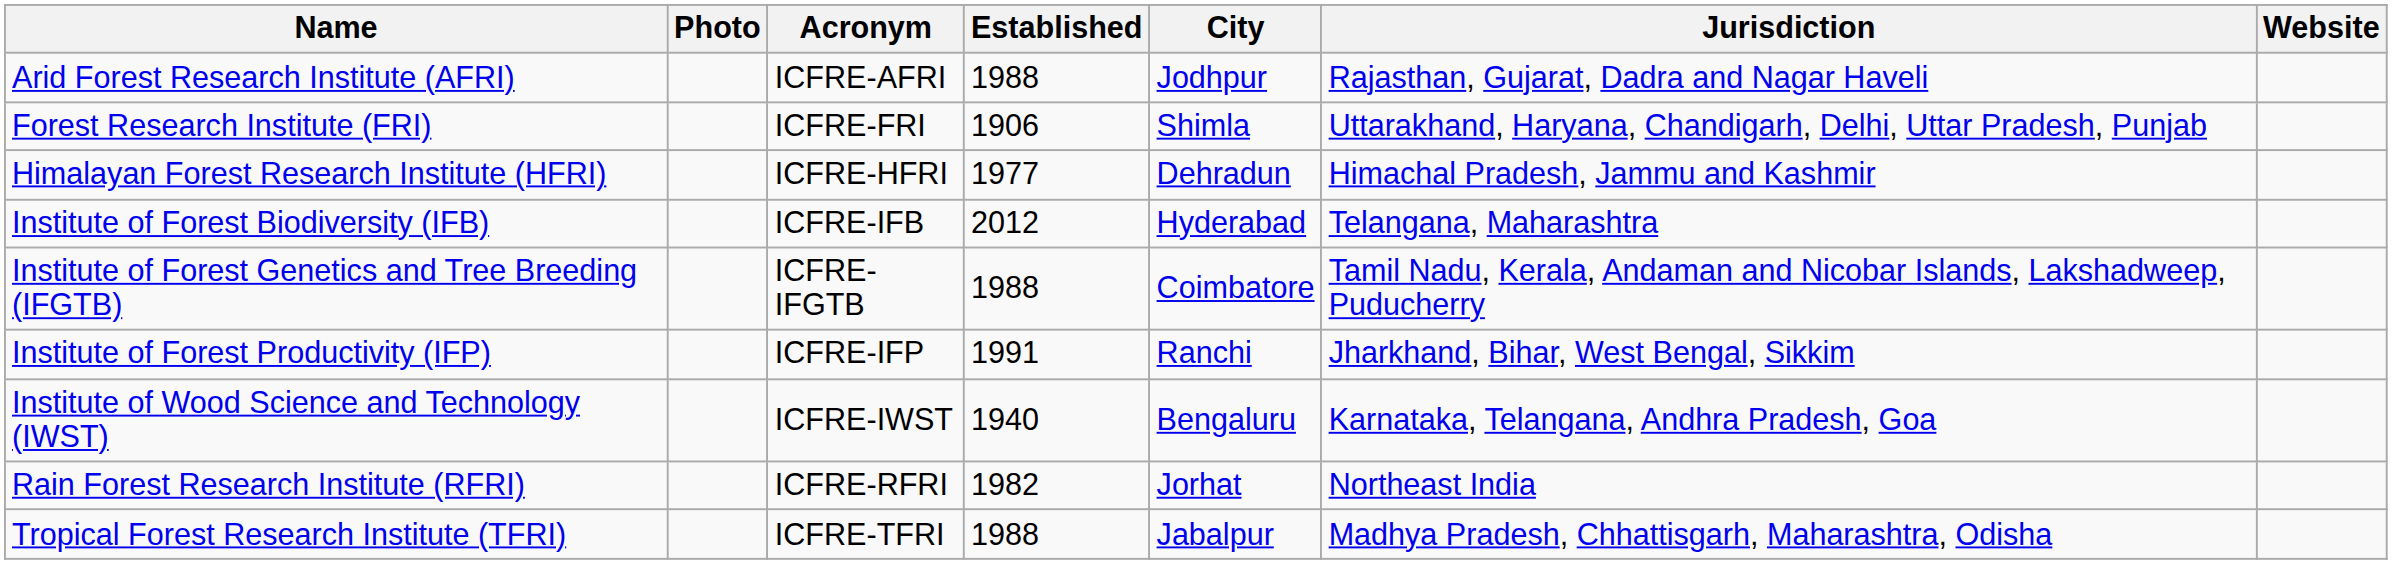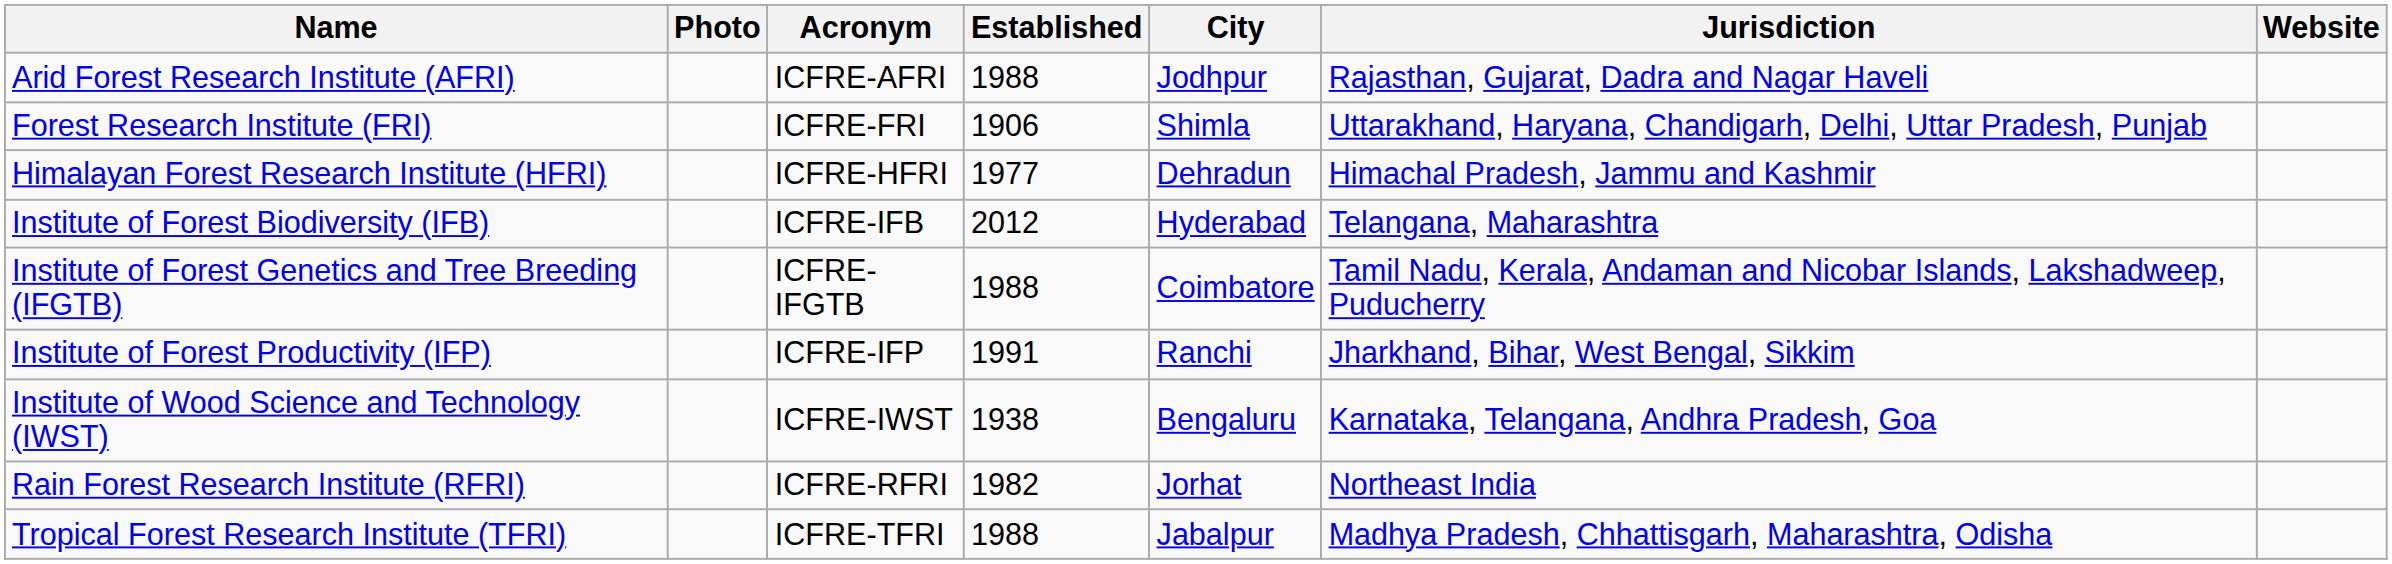(1005, 419) 1940 -> (1005, 419) 1938
